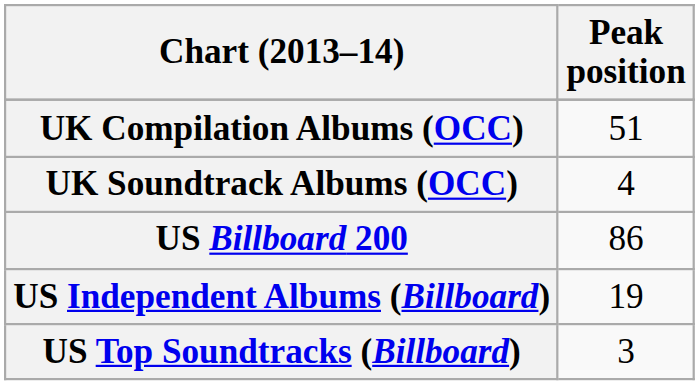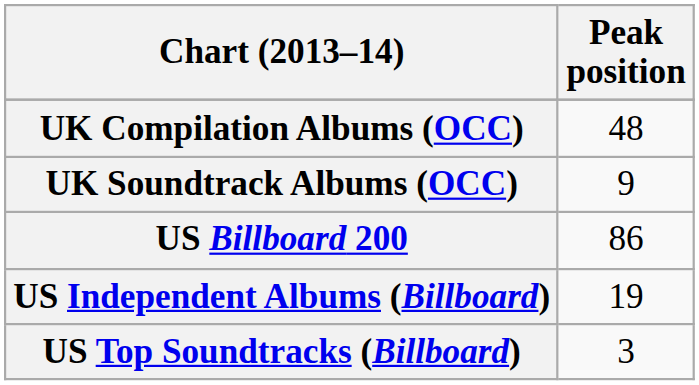(626, 127) 51 -> (626, 127) 48
(626, 183) 4 -> (626, 183) 9
